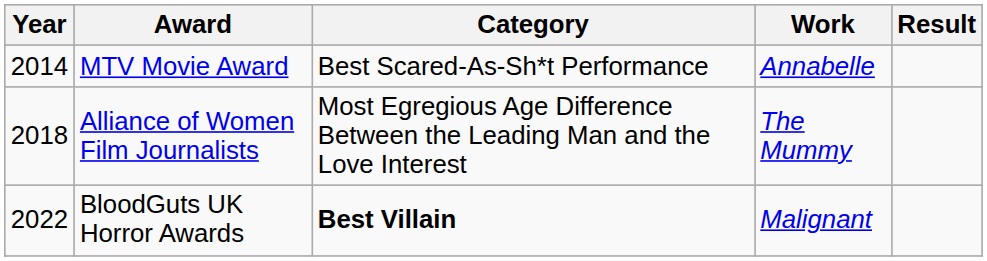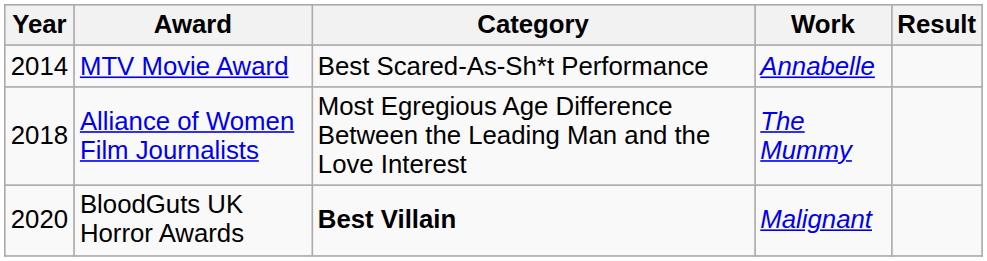(39, 219) 2022 -> (39, 219) 2020
